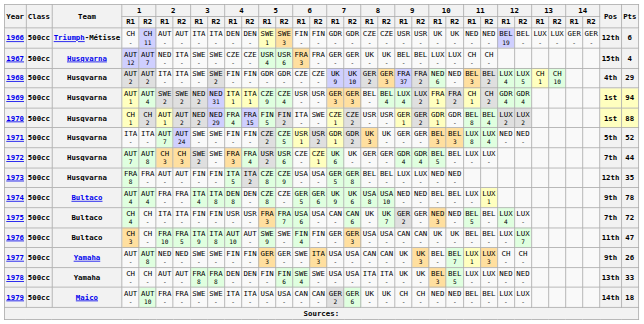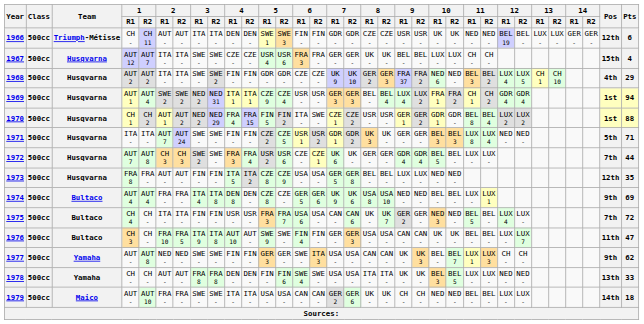(165, 58) NED - -> (165, 58) ITA -
(630, 138) 52 -> (630, 138) 71
(630, 198) 78 -> (630, 198) 69
(630, 258) 26 -> (630, 258) 62
